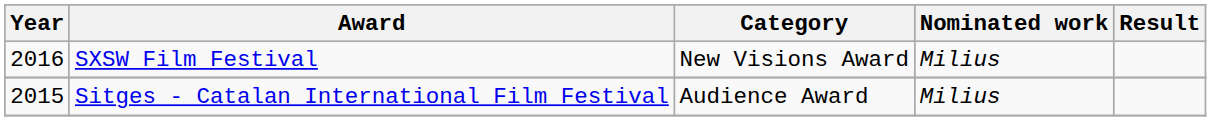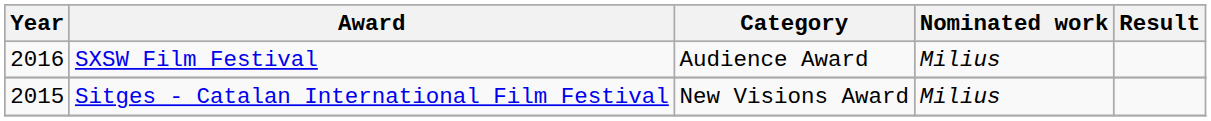(794, 60) New Visions Award -> (774, 60) Audience Award
(774, 97) Audience Award -> (794, 97) New Visions Award
